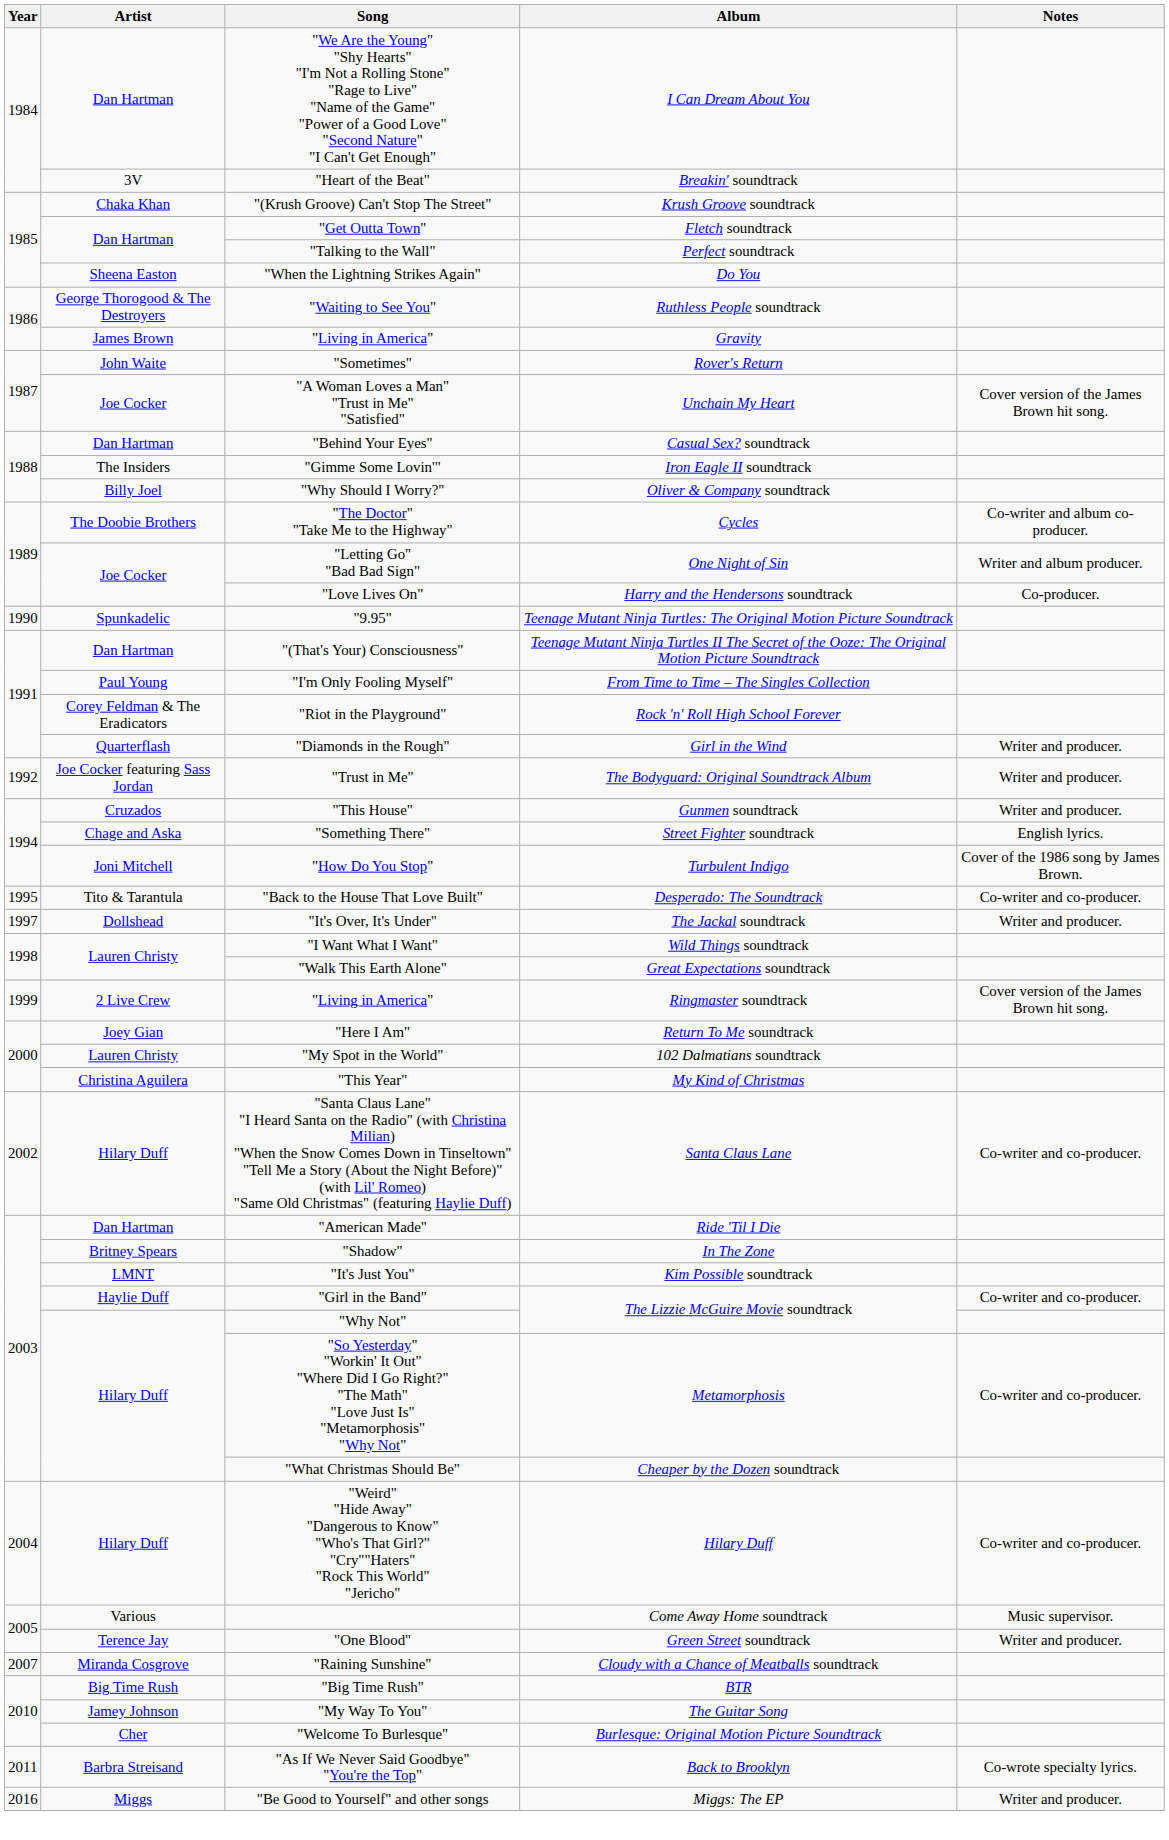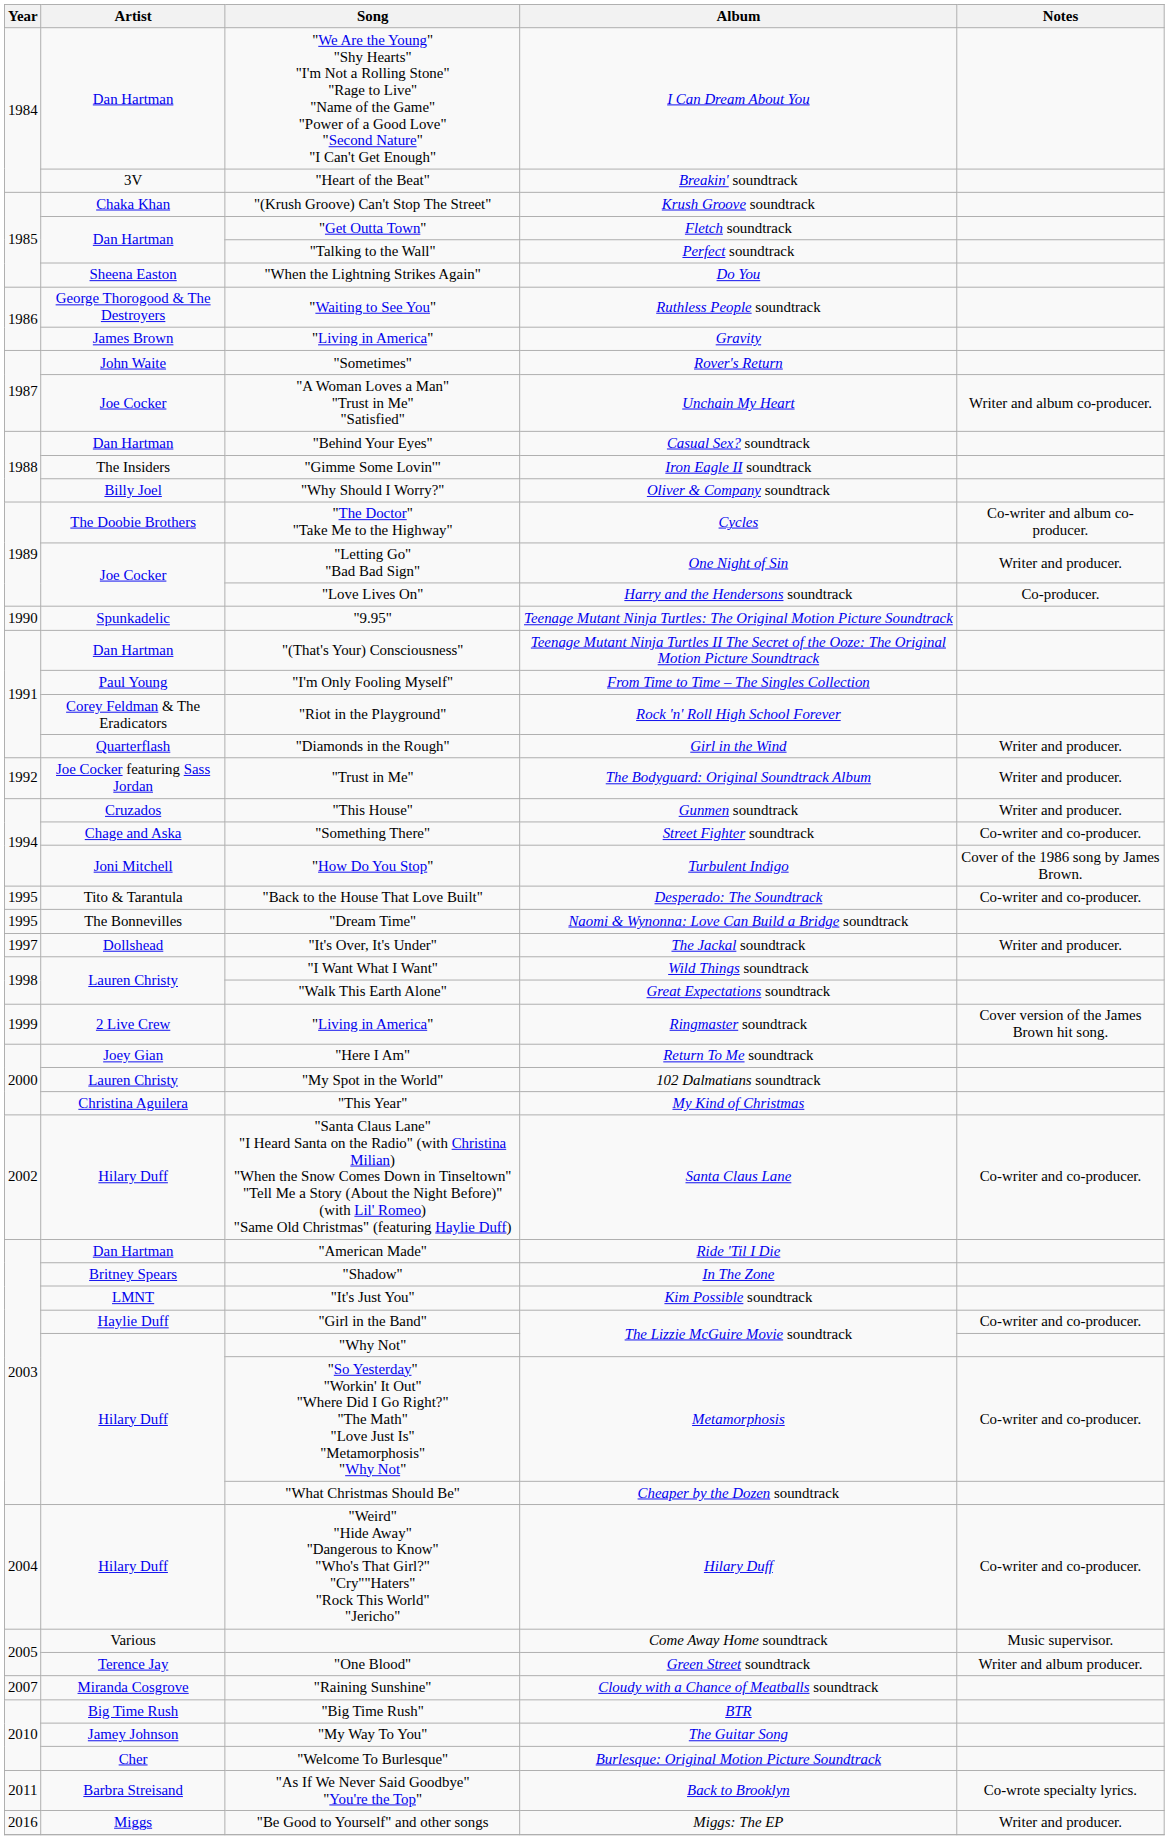(1060, 402) Cover version of the James Brown hit song. -> (1060, 402) Writer and album co-producer.
(1060, 562) Writer and album producer. -> (1060, 562) Writer and producer.
(1060, 833) English lyrics. -> (1060, 833) Co-writer and co-producer.
+ row: (373, 921)
(1060, 1640) Writer and producer. -> (1060, 1664) Writer and album producer.
